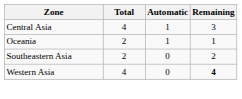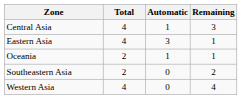+ row: (29, 42)
(213, 72) bold -> (213, 87) normal
